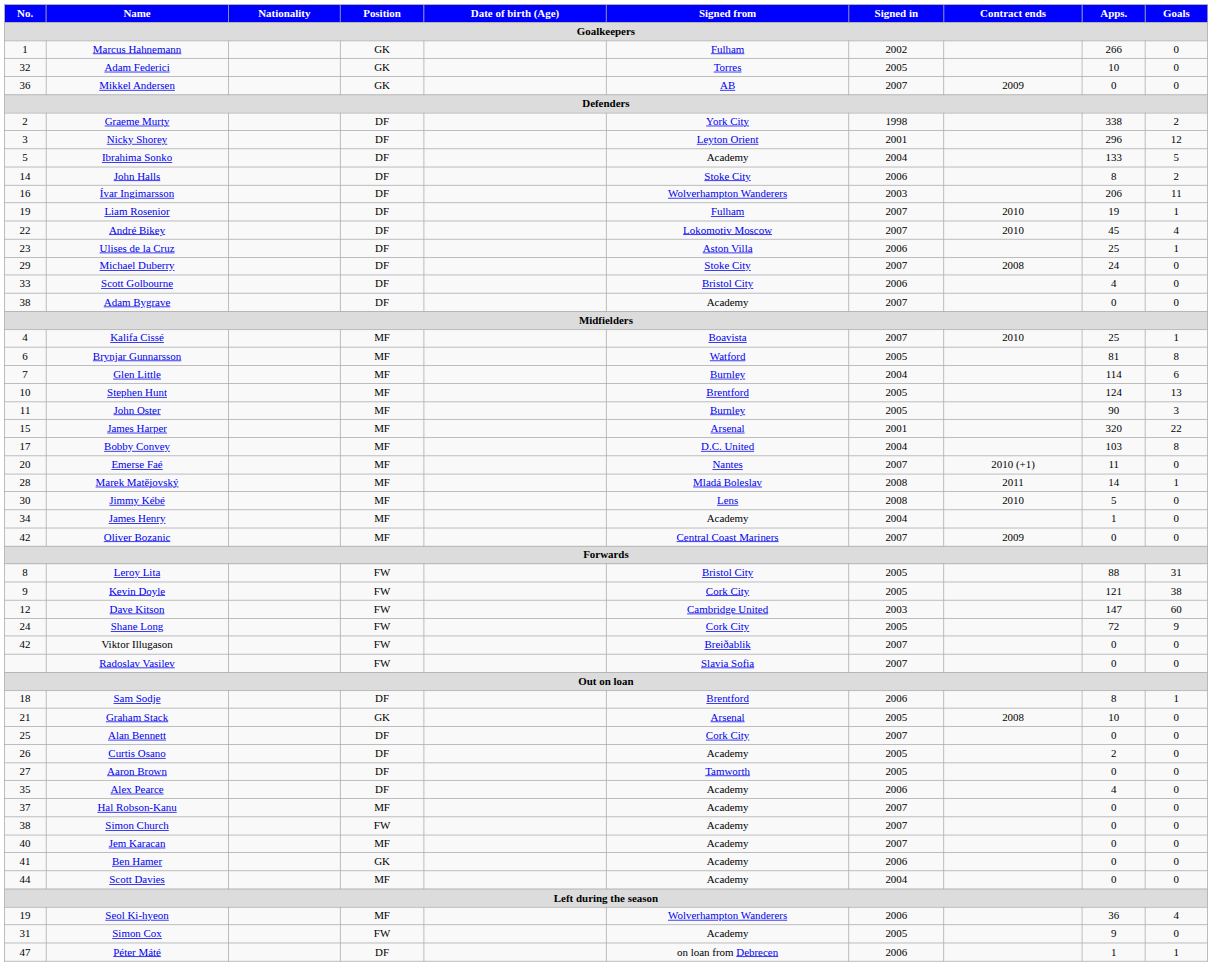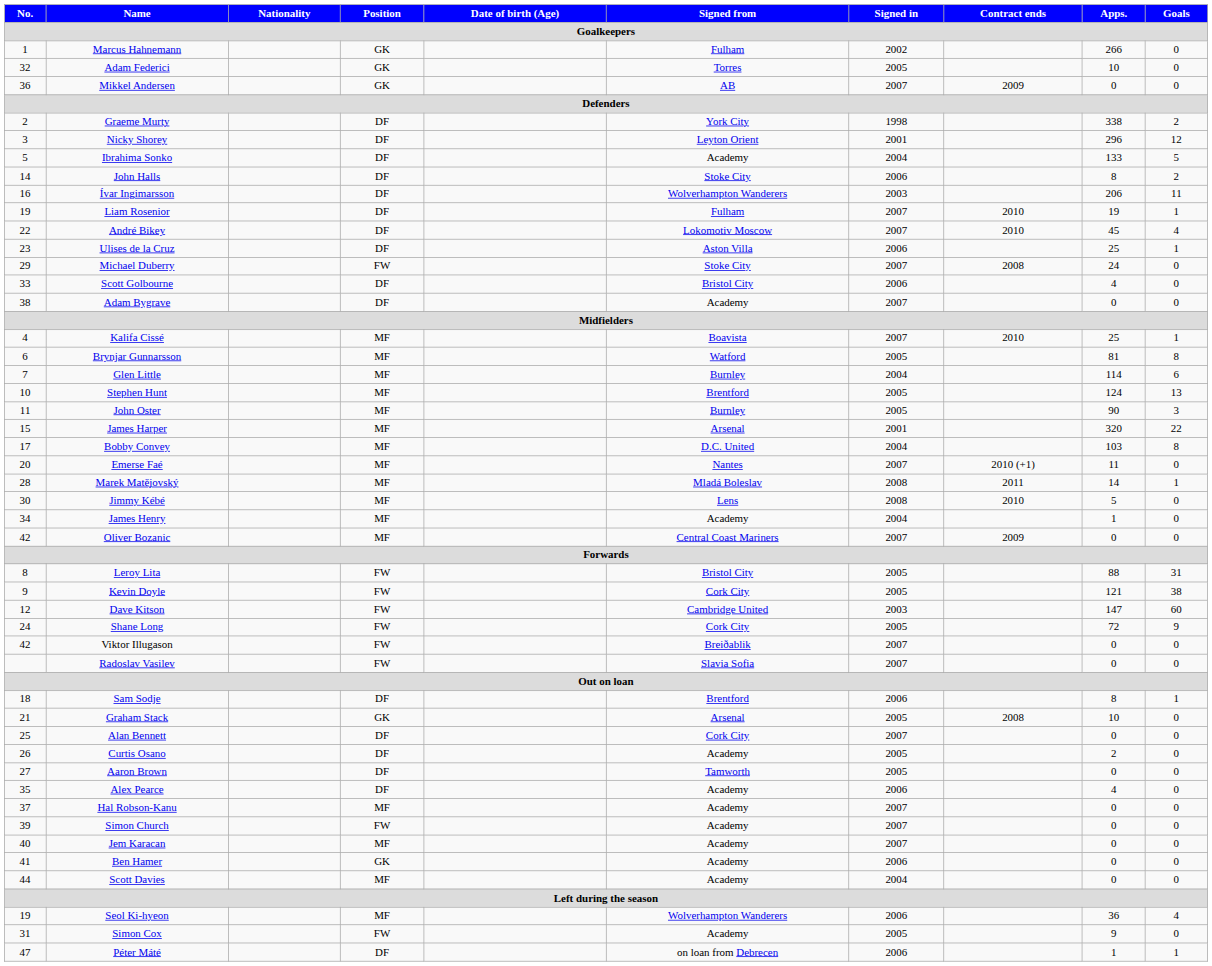(382, 266) DF -> (382, 266) FW
(25, 826) 38 -> (25, 826) 39
